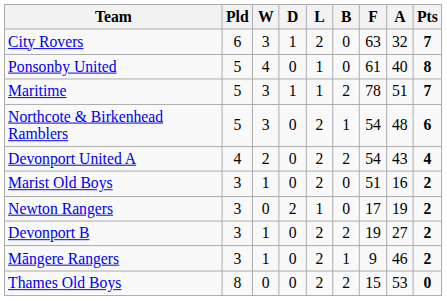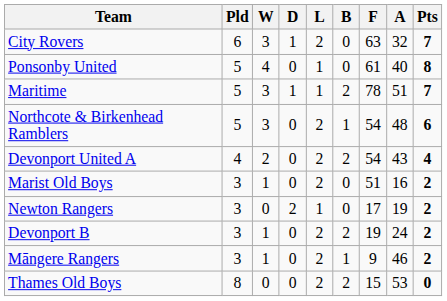(400, 233) 27 -> (400, 233) 24
